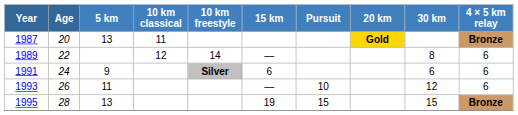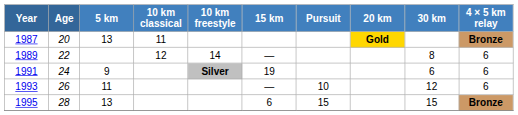(269, 71) 6 -> (269, 71) 19
(269, 103) 19 -> (269, 103) 6
